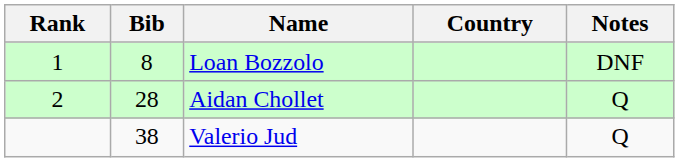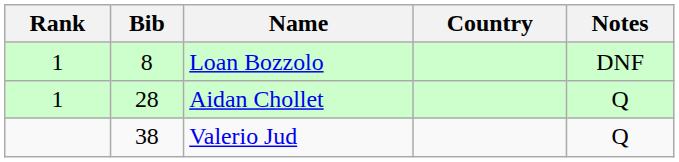(57, 99) 2 -> (57, 99) 1
